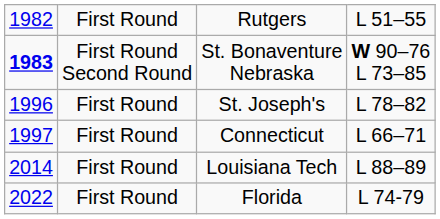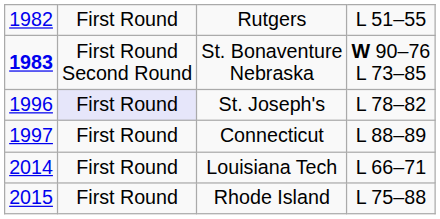(127, 104) no background -> (127, 104) lavender background
(391, 135) L 66–71 -> (391, 135) L 88–89
(391, 167) L 88–89 -> (391, 167) L 66–71
+ row: (272, 198)
- row: (272, 198)
